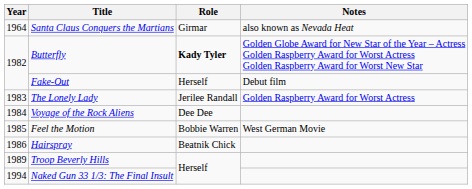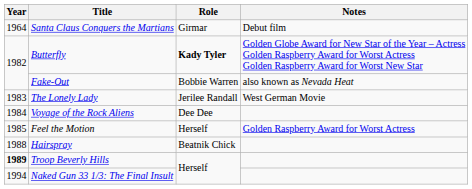(298, 28) also known as Nevada Heat -> (264, 28) Debut film
(193, 81) Herself -> (208, 81) Bobbie Warren
(264, 81) Debut film -> (298, 81) also known as Nevada Heat
(329, 97) Golden Raspberry Award for Worst Actress -> (284, 97) West German Movie
(208, 129) Bobbie Warren -> (193, 129) Herself
(284, 129) West German Movie -> (329, 129) Golden Raspberry Award for Worst Actress
(17, 144) 1986 -> (17, 144) 1988
(17, 160) normal -> (17, 160) bold
